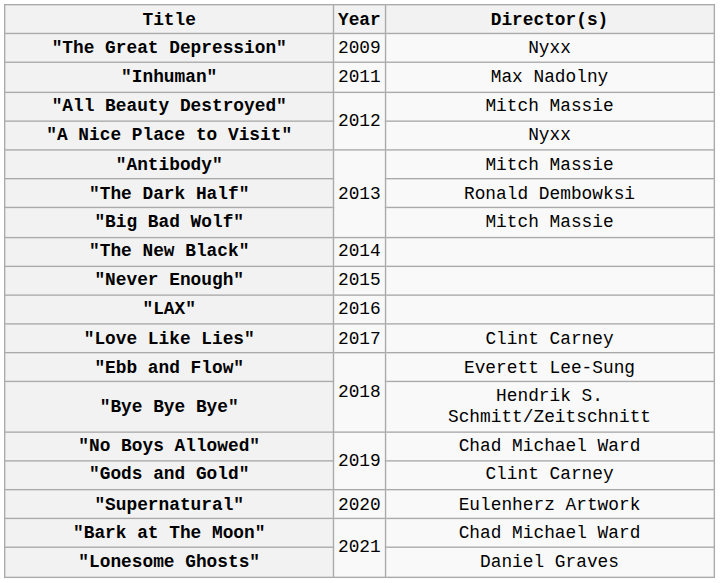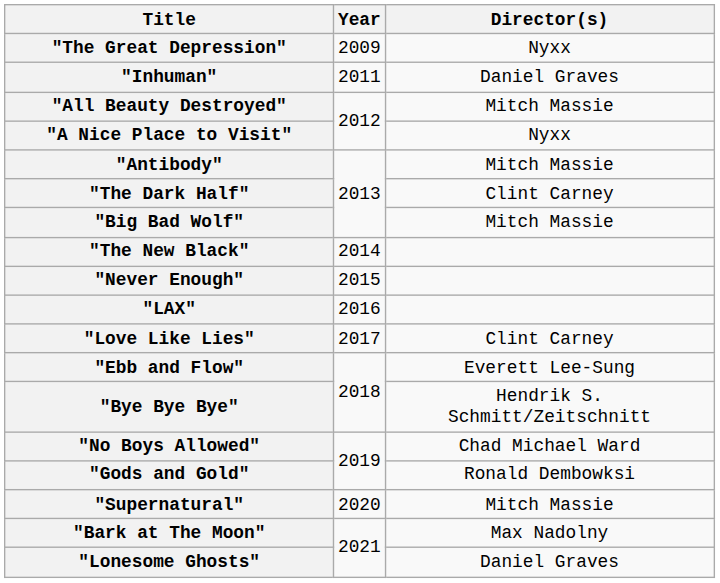(550, 77) Max Nadolny -> (550, 77) Daniel Graves
(550, 193) Ronald Dembowksi -> (550, 193) Clint Carney
(550, 475) Clint Carney -> (550, 475) Ronald Dembowksi
(550, 504) Eulenherz Artwork -> (550, 504) Mitch Massie
(550, 533) Chad Michael Ward -> (550, 533) Max Nadolny
